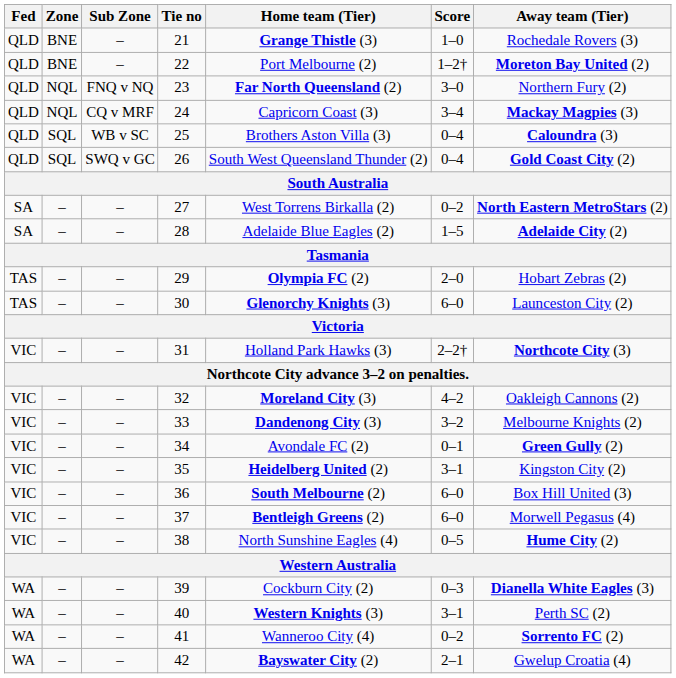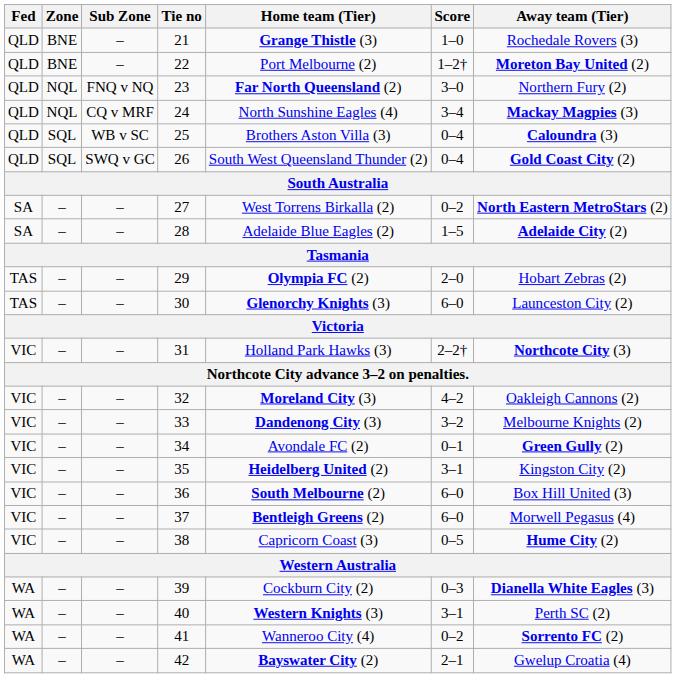(318, 111) Capricorn Coast (3) -> (318, 111) North Sunshine Eagles (4)
(318, 541) North Sunshine Eagles (4) -> (318, 541) Capricorn Coast (3)
